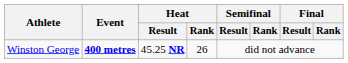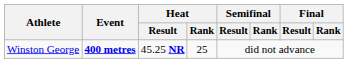(202, 49) 26 -> (202, 49) 25
